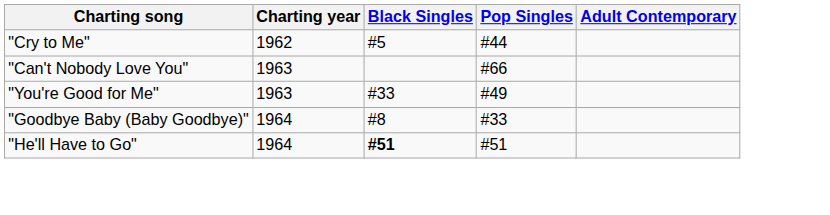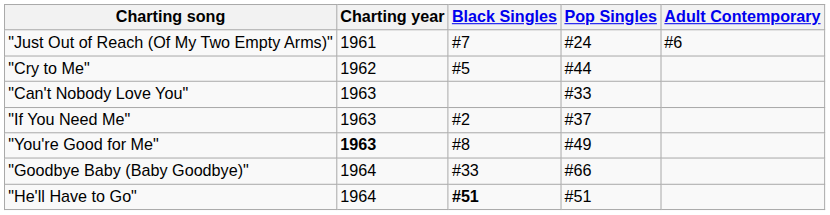+ row: (171, 42)
(494, 68) #66 -> (578, 94) #33
+ row: (69, 119)
(274, 94) normal -> (358, 145) bold
(381, 94) #33 -> (461, 145) #8
(377, 119) #8 -> (465, 171) #33
(494, 119) #33 -> (578, 171) #66
